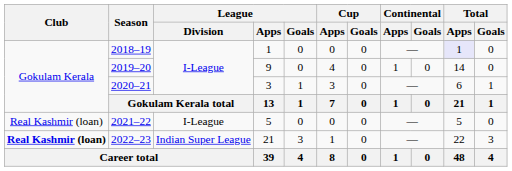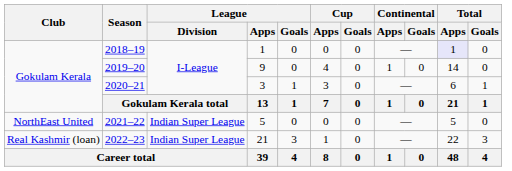(56, 121) Real Kashmir (loan) -> (53, 121) NorthEast United
(203, 121) I-League -> (197, 121) Indian Super League
(56, 139) bold -> (53, 139) normal
